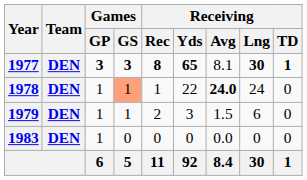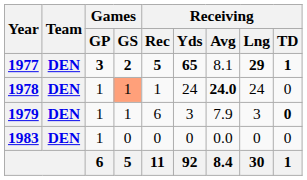(128, 65) 3 -> (128, 65) 2
(157, 65) 8 -> (157, 65) 5
(257, 65) 30 -> (257, 65) 29
(190, 89) 22 -> (190, 89) 24
(157, 114) 2 -> (157, 114) 6
(223, 114) 1.5 -> (223, 114) 7.9
(257, 114) 6 -> (257, 114) 3
(288, 114) normal -> (288, 114) bold
